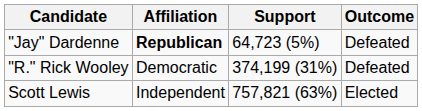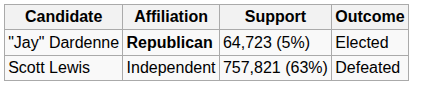(377, 42) Defeated -> (362, 42) Elected
- row: (68, 67)
(371, 93) Elected -> (368, 67) Defeated
